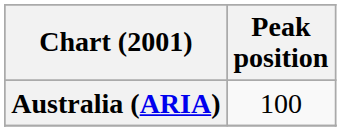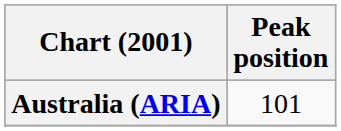(281, 102) 100 -> (281, 102) 101
